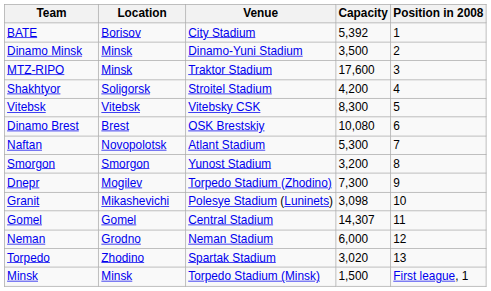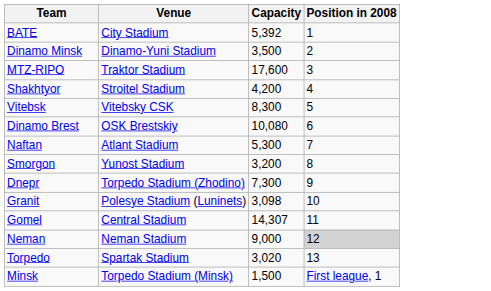- column: (142, 13)
(353, 239) 6,000 -> (266, 239) 9,000
(400, 239) no background -> (313, 239) lightgrey background
